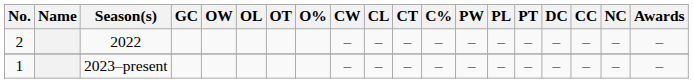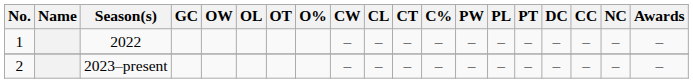(19, 41) 2 -> (19, 41) 1
(19, 66) 1 -> (19, 66) 2
